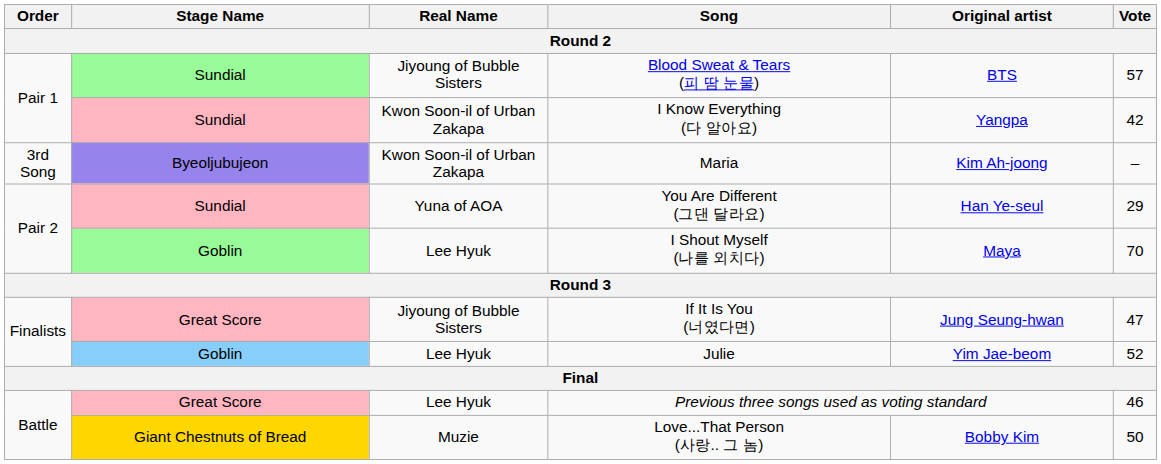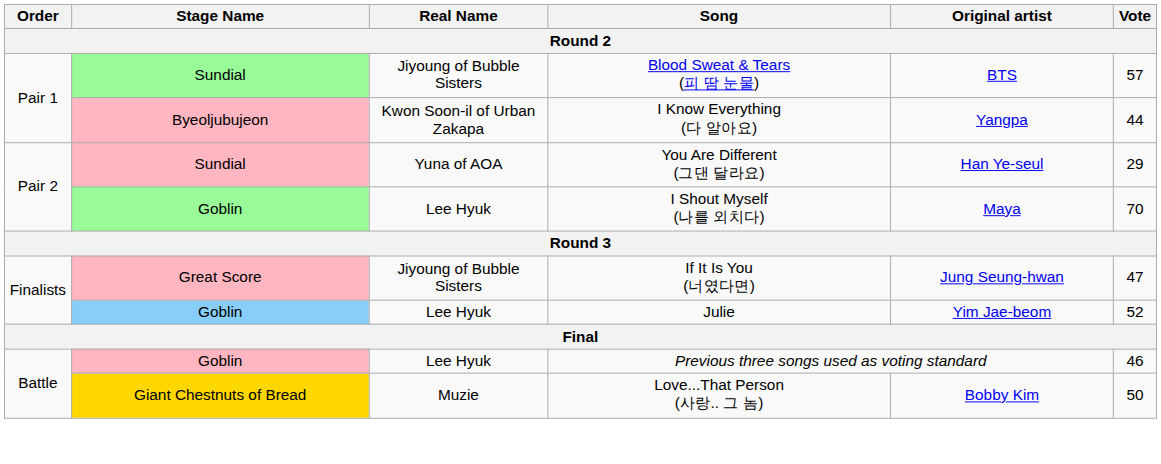(220, 120) Sundial -> (220, 120) Byeoljubujeon
(1135, 120) 42 -> (1135, 120) 44
- row: (719, 163)
(220, 402) Great Score -> (220, 361) Goblin
